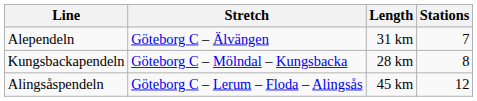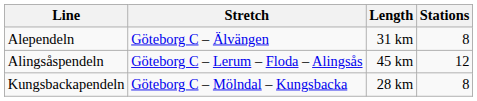(466, 38) 7 -> (466, 38) 8
rows swapped: (56, 84) <-> (66, 61)
